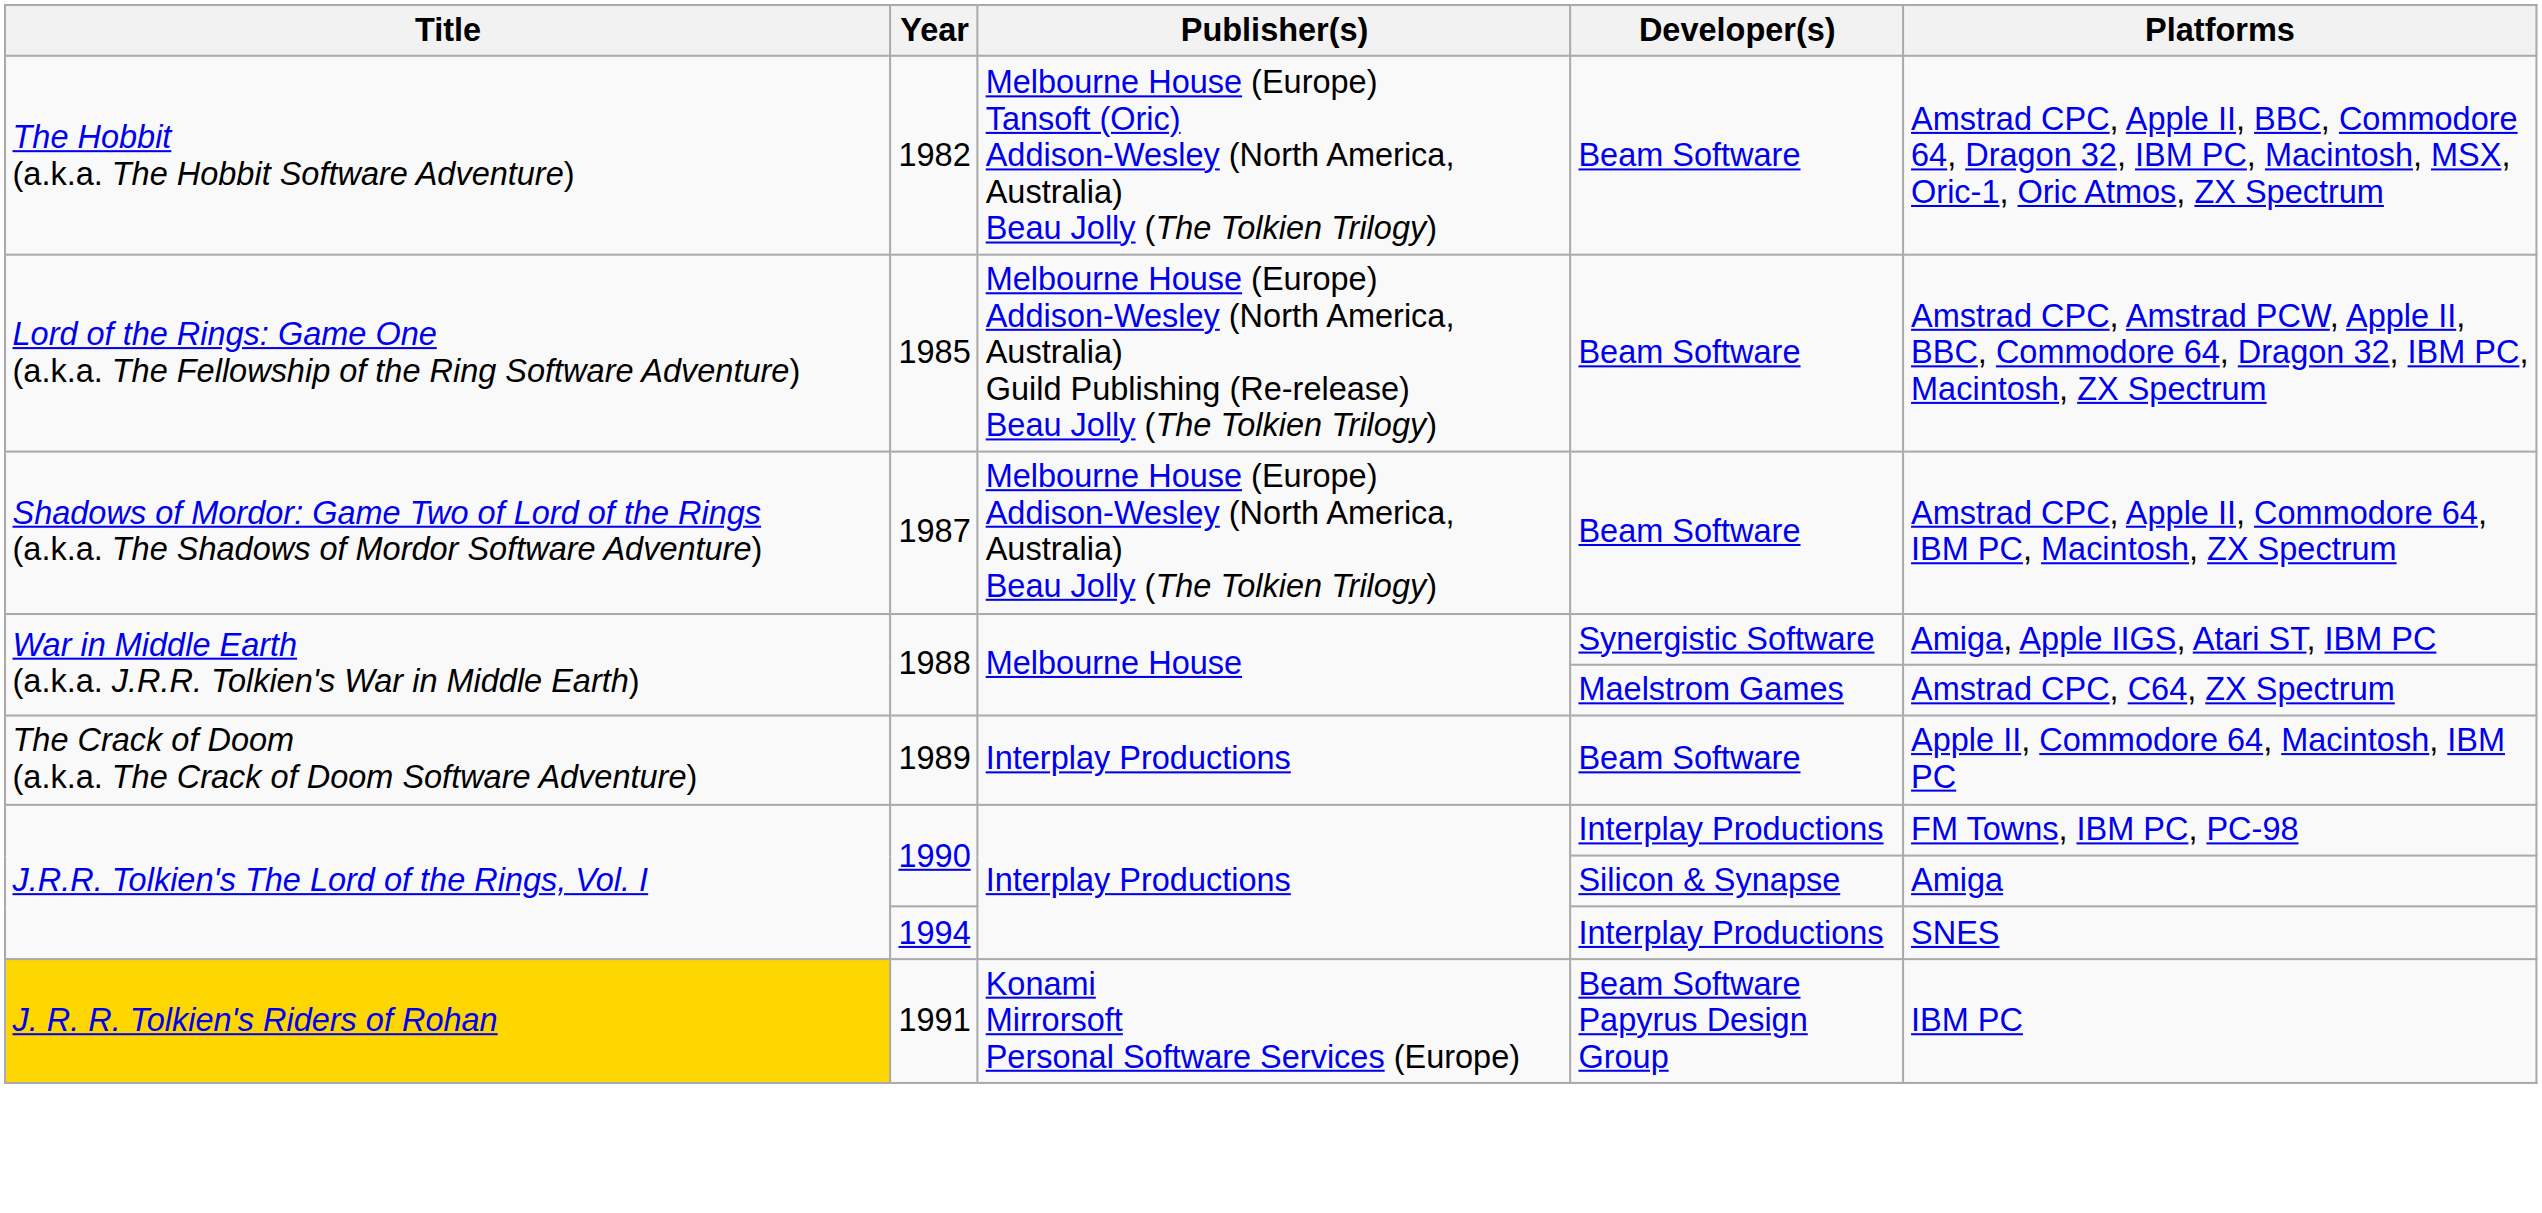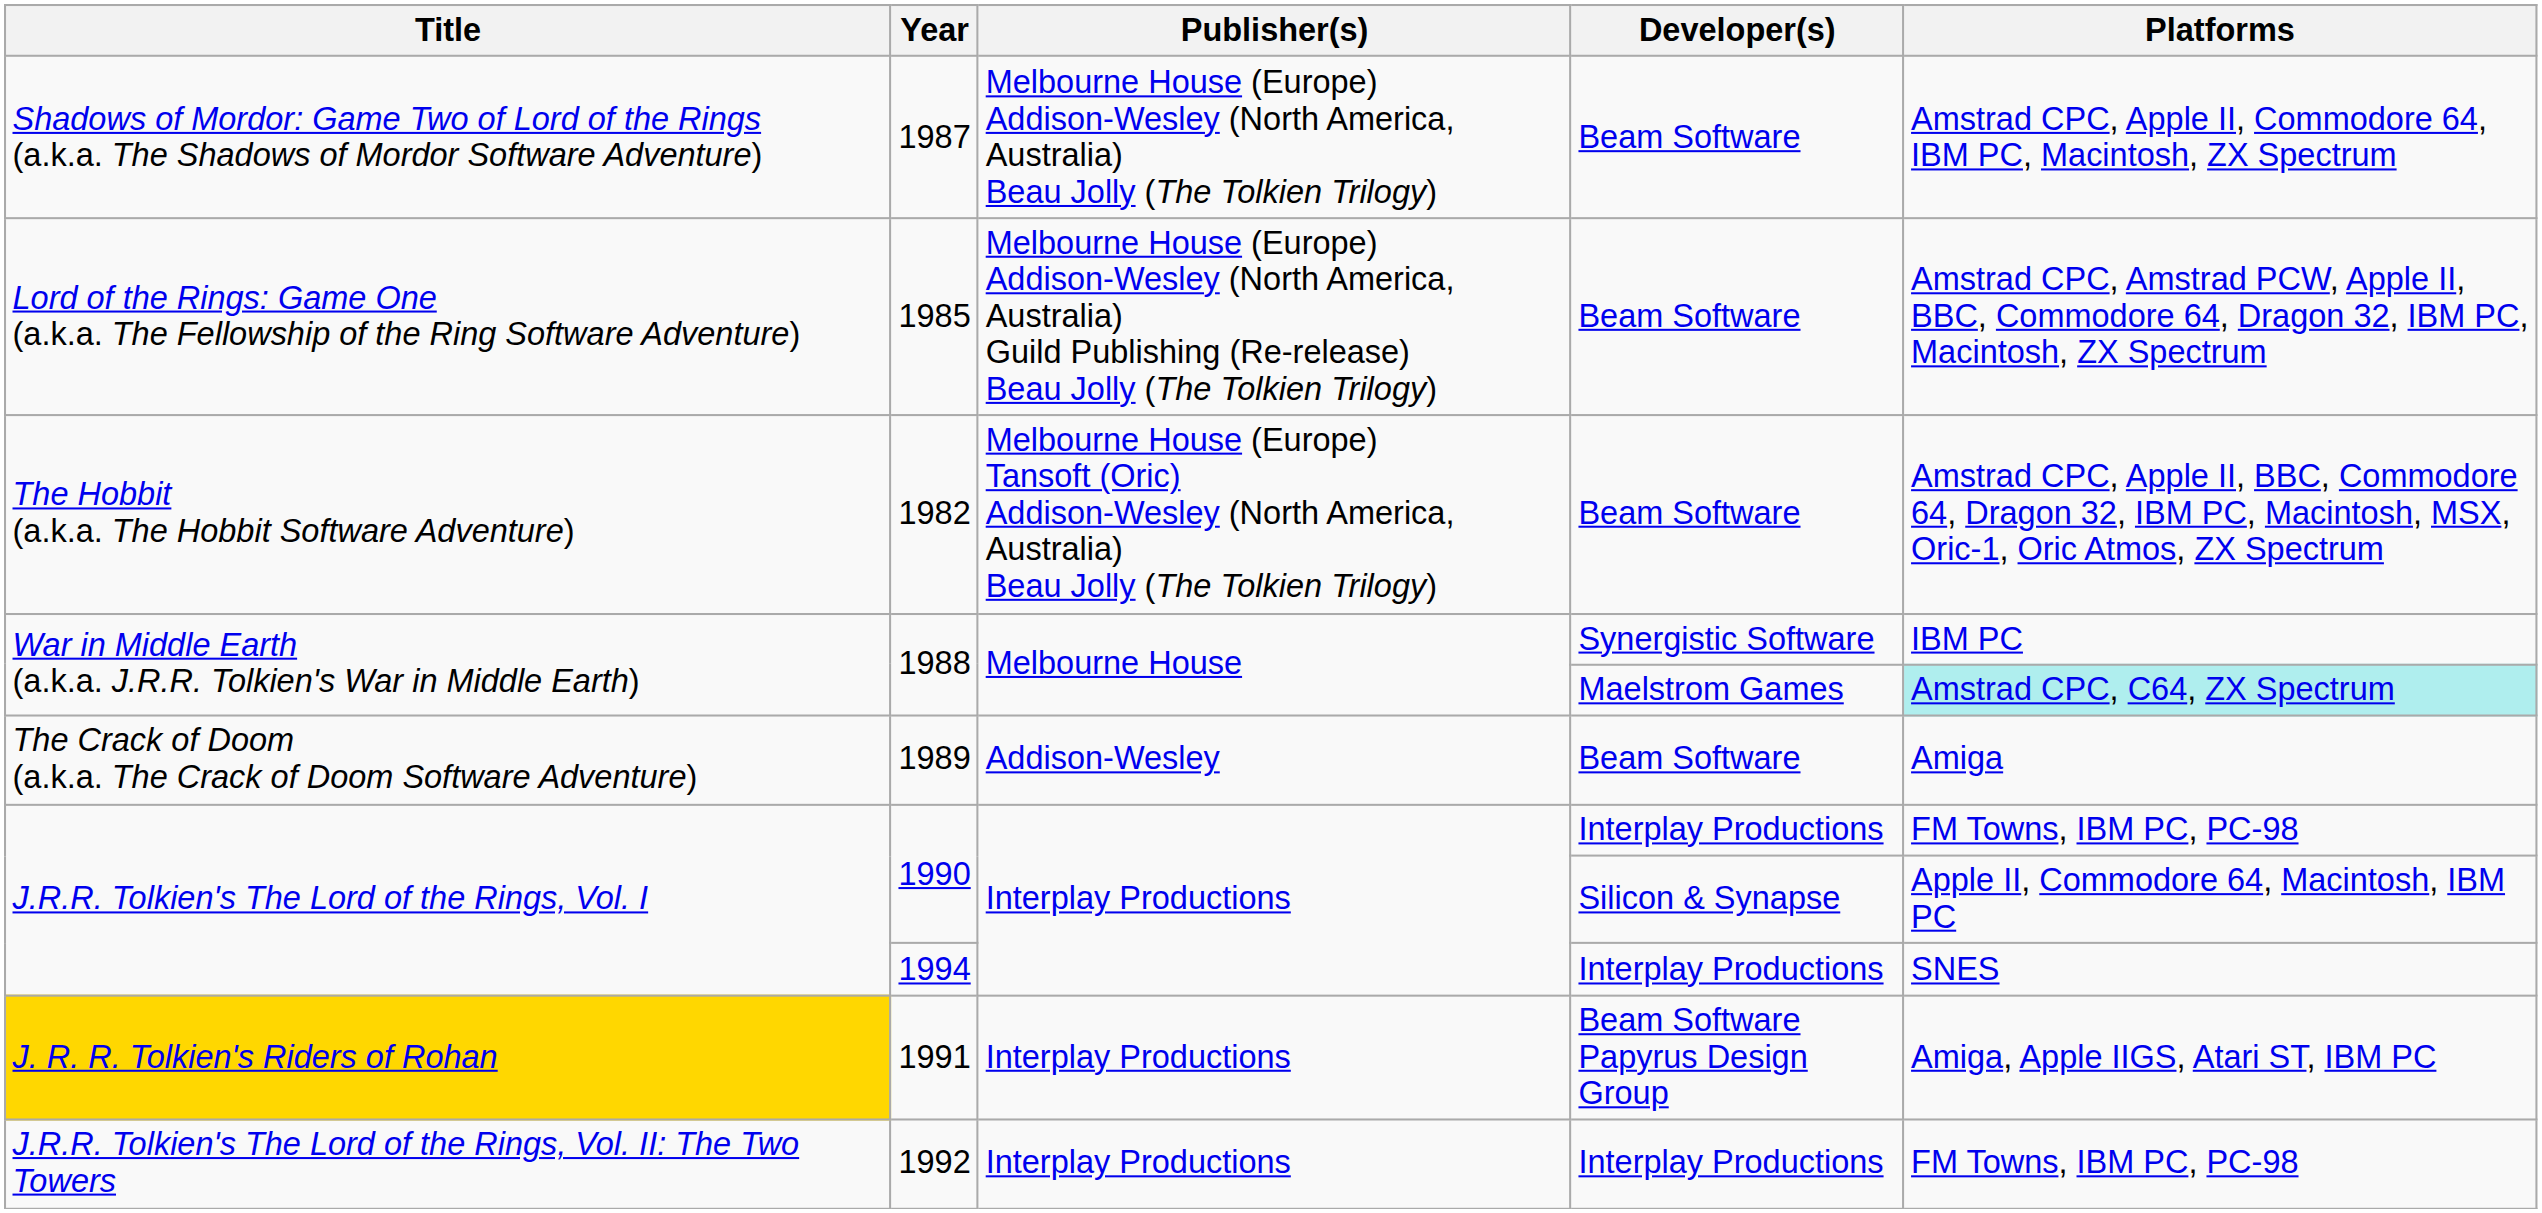rows swapped: (935, 154) <-> (935, 531)
(2174, 638) Amiga, Apple IIGS, Atari ST, IBM PC -> (1967, 638) IBM PC
(2153, 689) no background -> (2153, 689) paleturquoise background
(1138, 759) Interplay Productions -> (1103, 759) Addison-Wesley
(2208, 759) Apple II, Commodore 64, Macintosh, IBM PC -> (1957, 759) Amiga
(1957, 880) Amiga -> (2208, 899) Apple II, Commodore 64, Macintosh, IBM PC
(1253, 1020) Konami Mirrorsoft Personal Software Services (Europe) -> (1138, 1056) Interplay Productions
(1967, 1020) IBM PC -> (2174, 1056) Amiga, Apple IIGS, Atari ST, IBM PC
+ row: (935, 1163)
